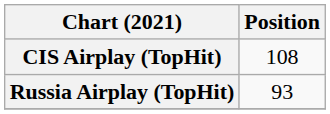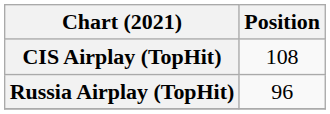(282, 91) 93 -> (282, 91) 96
